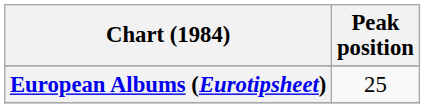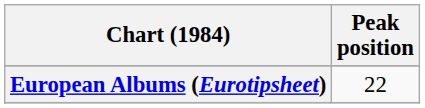(375, 84) 25 -> (375, 84) 22
